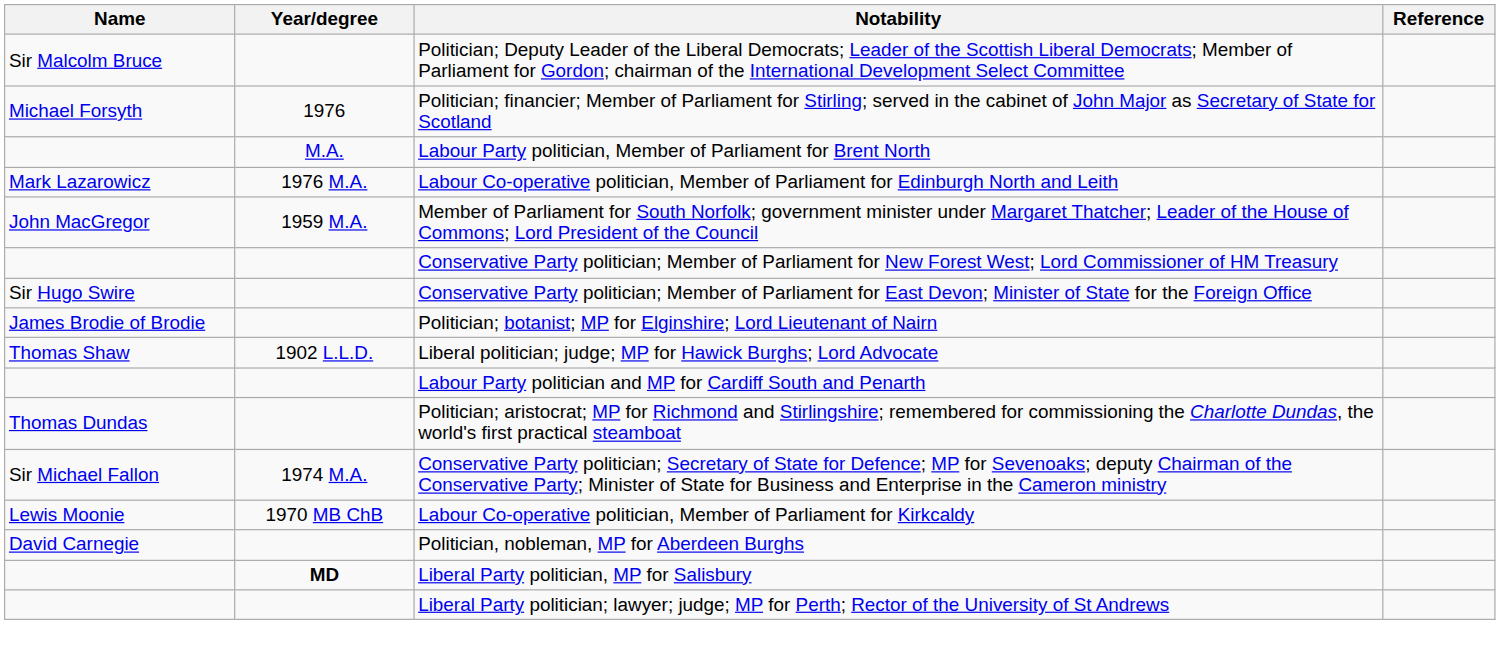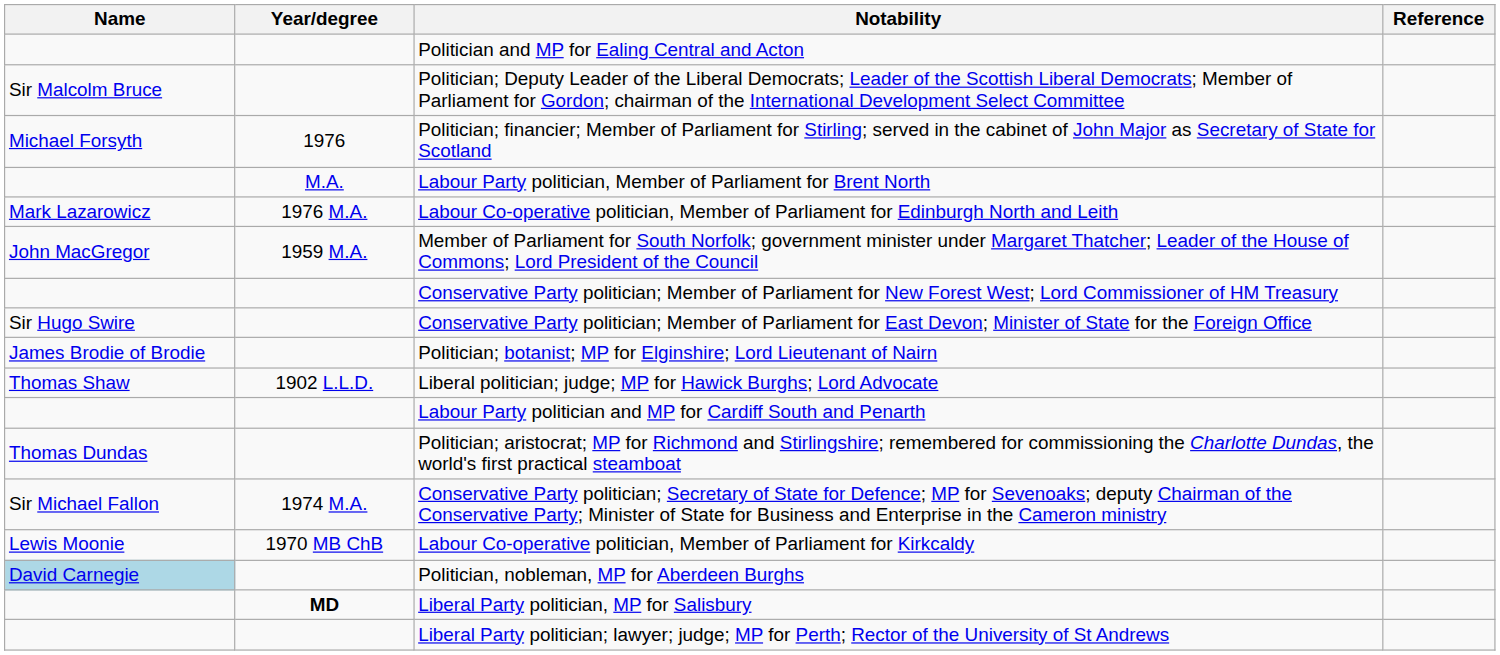+ row: (611, 49)
(74, 544) no background -> (74, 574) lightblue background
